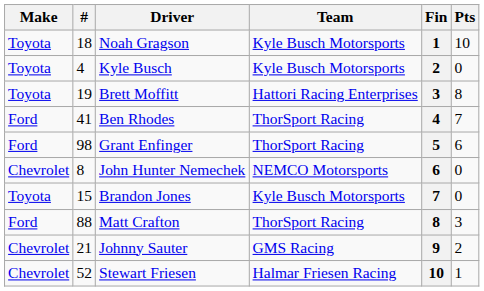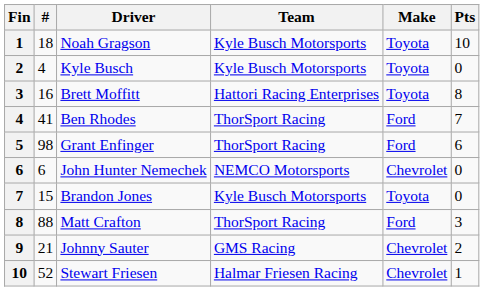columns swapped: (436, 17) <-> (39, 17)
(84, 94) 19 -> (45, 94) 16
(80, 170) 8 -> (42, 170) 6
